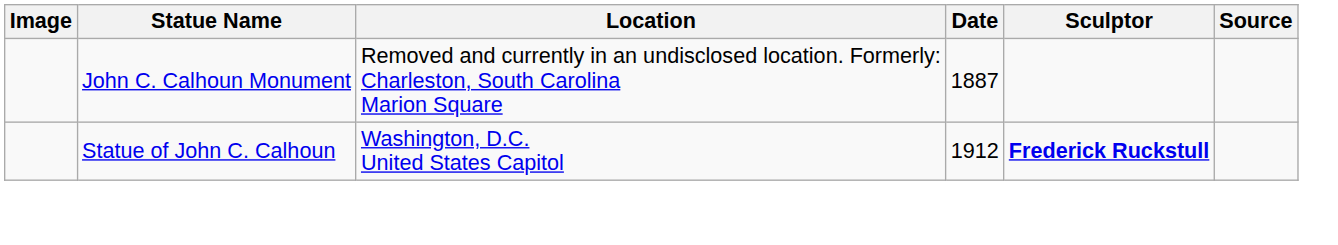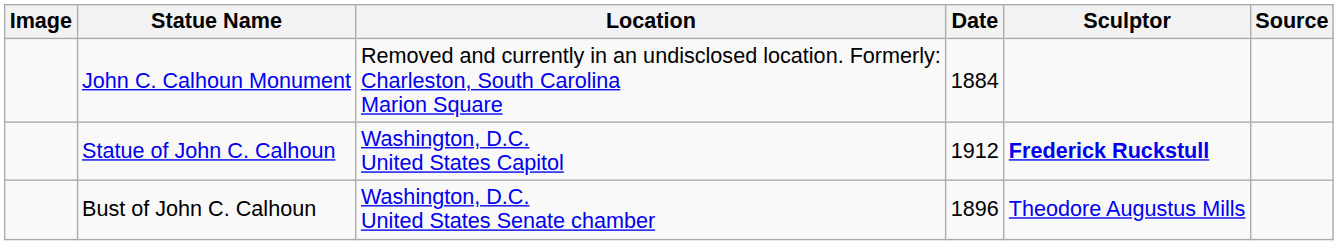(975, 80) 1887 -> (975, 80) 1884
+ row: (199, 209)
